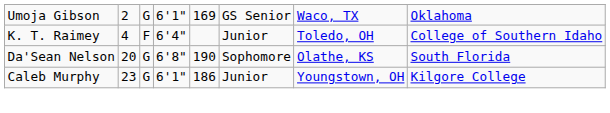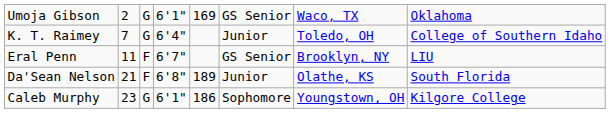(125, 36) 4 -> (125, 36) 7
(146, 36) F -> (146, 36) G
+ row: (42, 56)
(129, 56) 20 -> (129, 77) 21
(146, 56) G -> (146, 77) F
(204, 56) 190 -> (204, 77) 189
(256, 56) Sophomore -> (245, 77) Junior
(245, 77) Junior -> (256, 98) Sophomore
